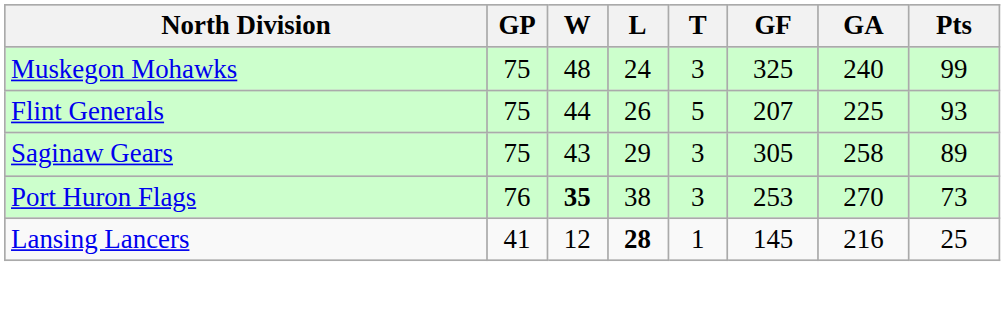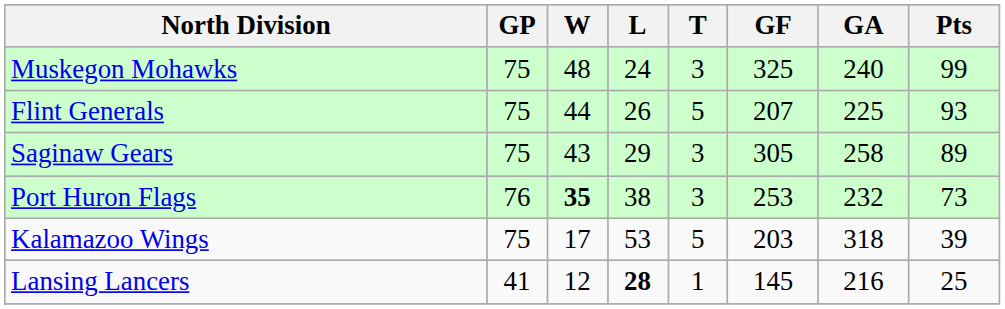(863, 196) 270 -> (863, 196) 232
+ row: (110, 238)
